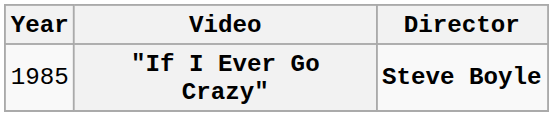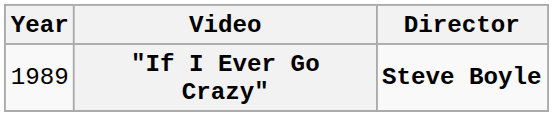(40, 78) 1985 -> (40, 78) 1989
